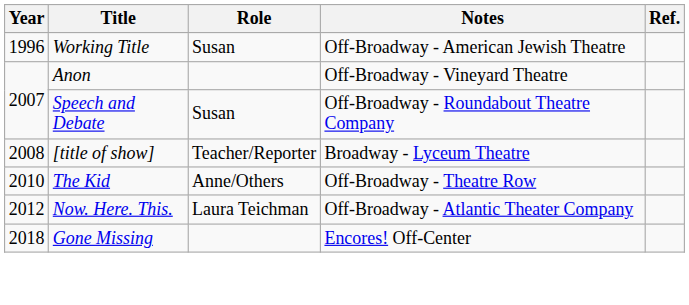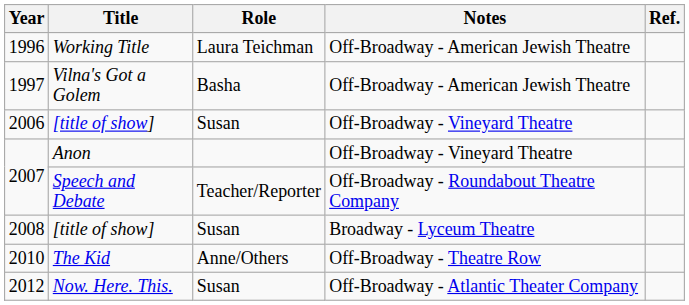(213, 47) Susan -> (255, 47) Laura Teichman
+ row: (27, 85)
+ row: (27, 124)
(213, 114) Susan -> (259, 191) Teacher/Reporter
(254, 152) Teacher/Reporter -> (218, 229) Susan
(250, 209) Laura Teichman -> (218, 286) Susan
- row: (27, 237)
